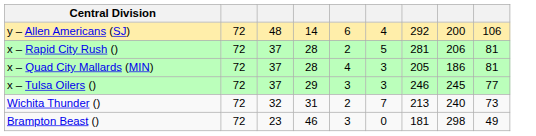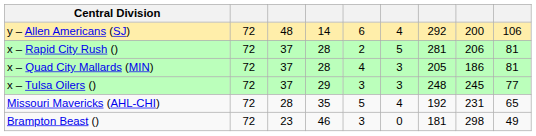(420, 85) 246 -> (437, 85) 248
- row: (54, 103)
+ row: (83, 103)
